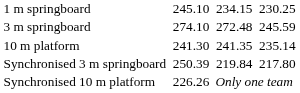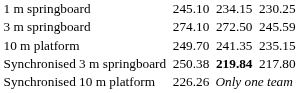(234, 27) 272.48 -> (234, 27) 272.50
(191, 45) 241.30 -> (191, 45) 249.70
(277, 45) 235.14 -> (277, 45) 235.15
(191, 63) 250.39 -> (191, 63) 250.38
(234, 63) normal -> (234, 63) bold
